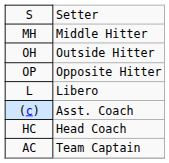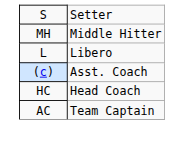- row: (29, 53)
- row: (29, 72)
